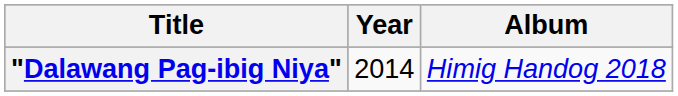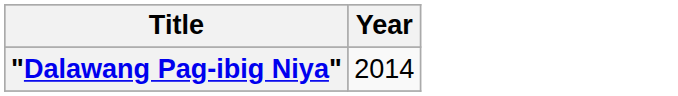- column: (546, 25)
